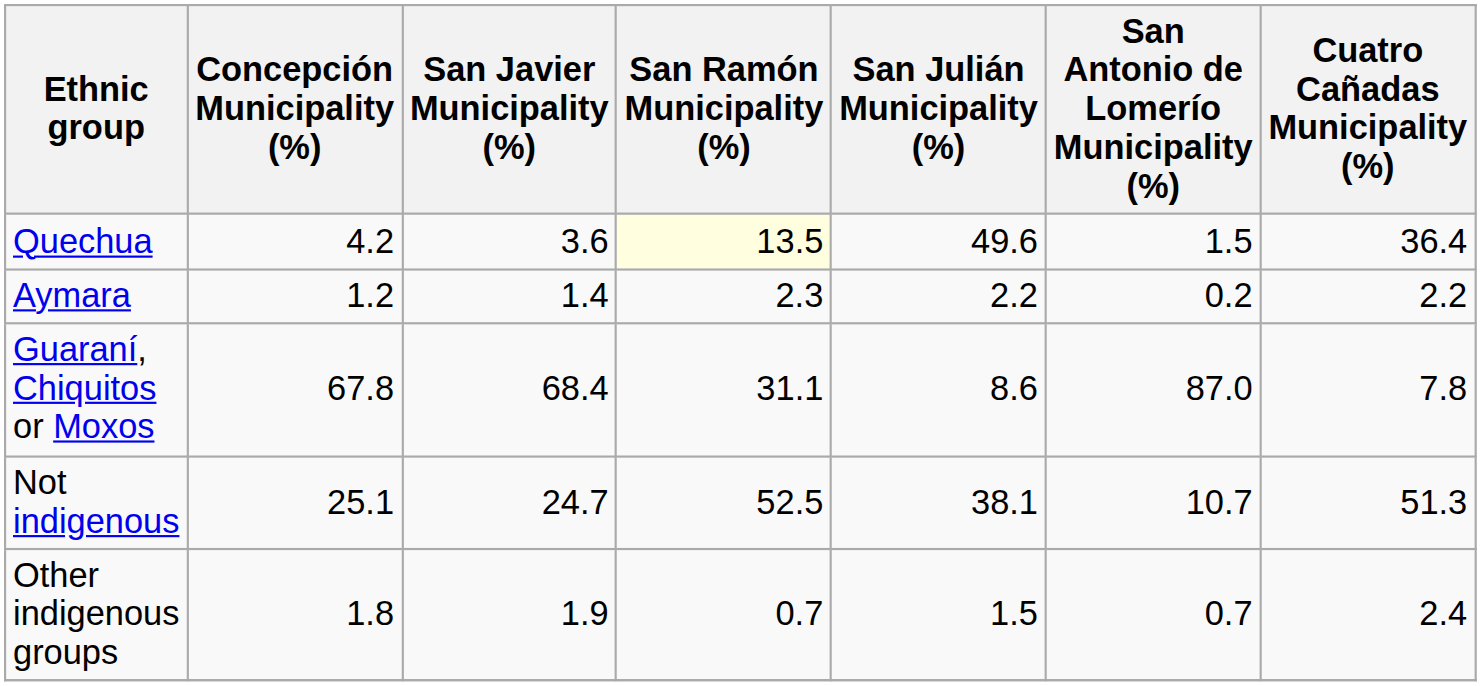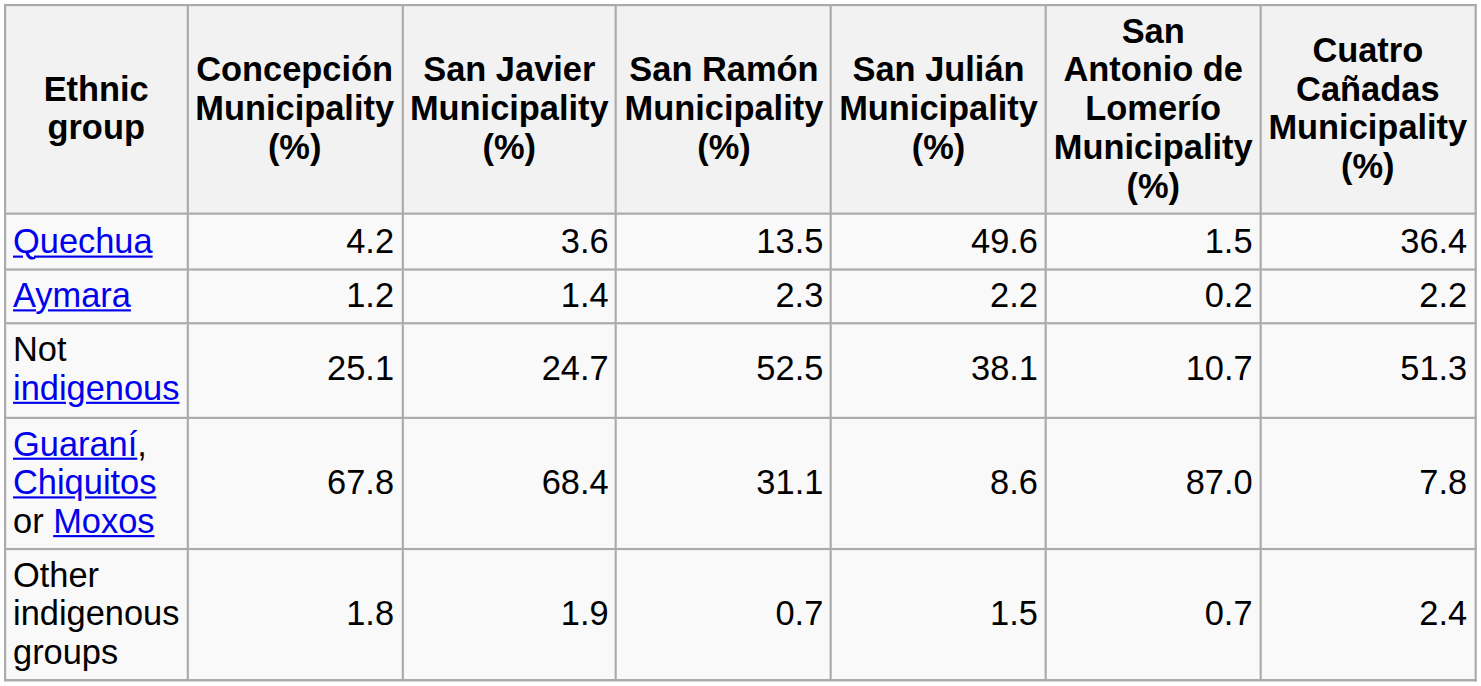(790, 241) lightyellow background -> (790, 241) no background
rows swapped: (85, 388) <-> (96, 501)
